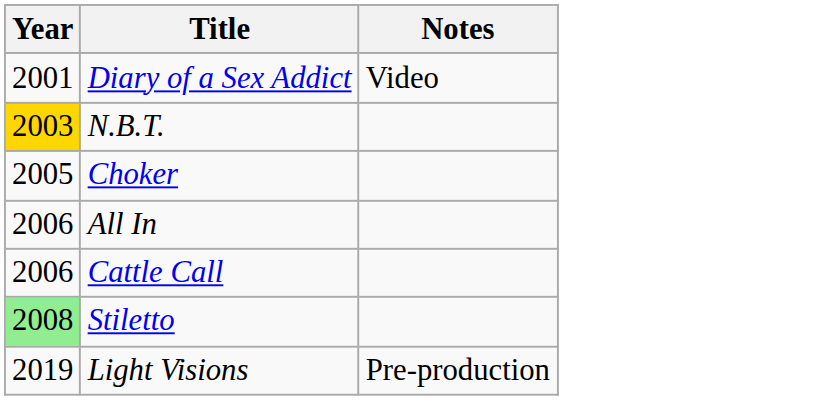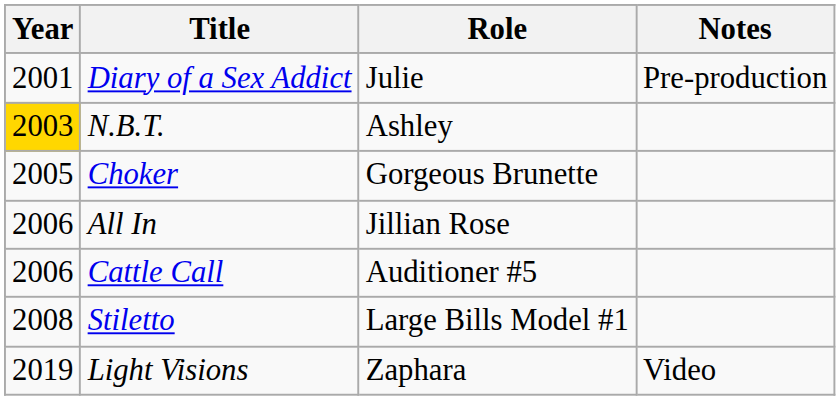+ column: (497, 28)
(402, 77) Video -> (735, 77) Pre-production
(43, 321) lightgreen background -> (43, 321) no background
(458, 369) Pre-production -> (680, 369) Video
